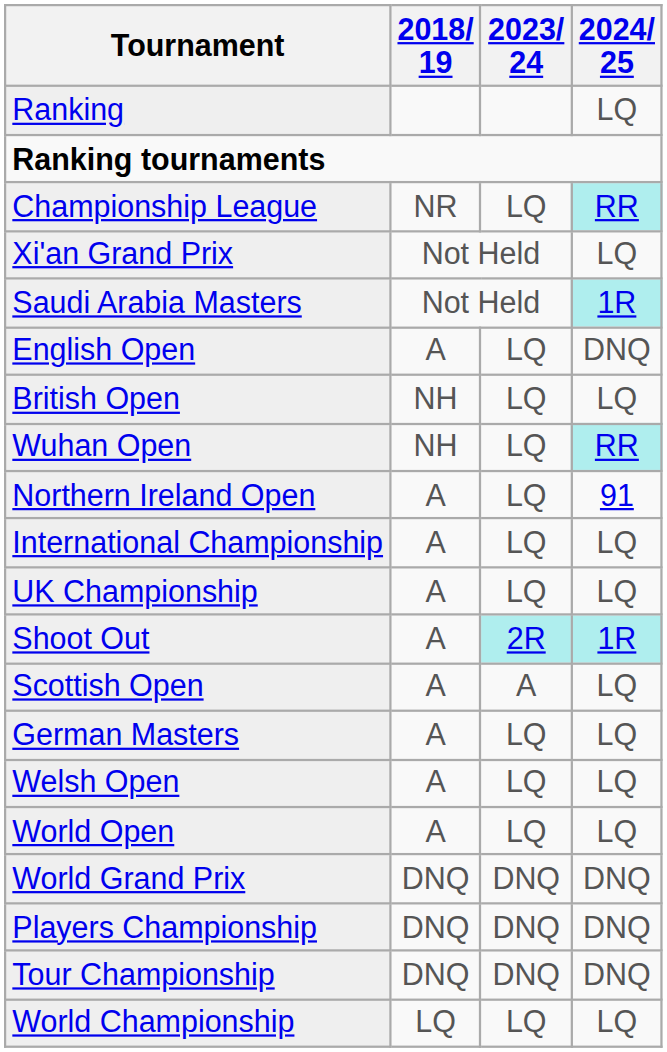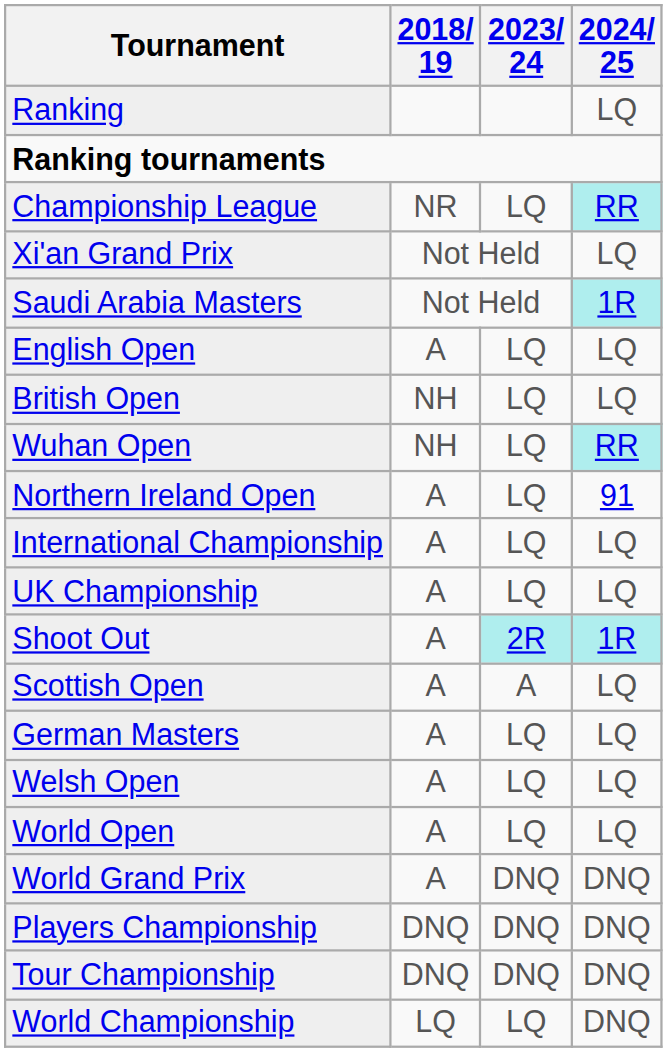(617, 350) DNQ -> (617, 350) LQ
(436, 879) DNQ -> (436, 879) A
(617, 1023) LQ -> (617, 1023) DNQ
